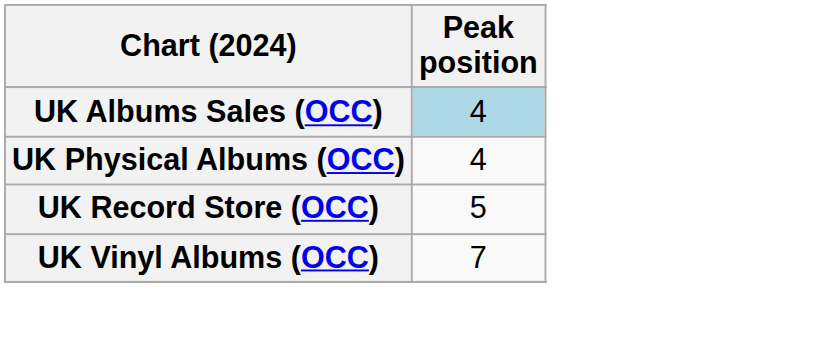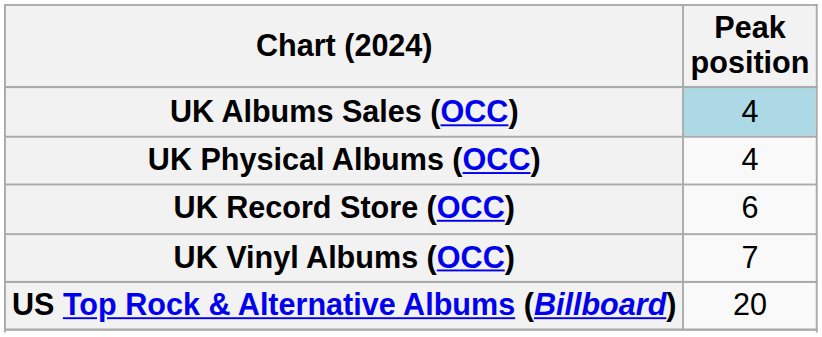(478, 208) 5 -> (750, 208) 6
+ row: (344, 305)
